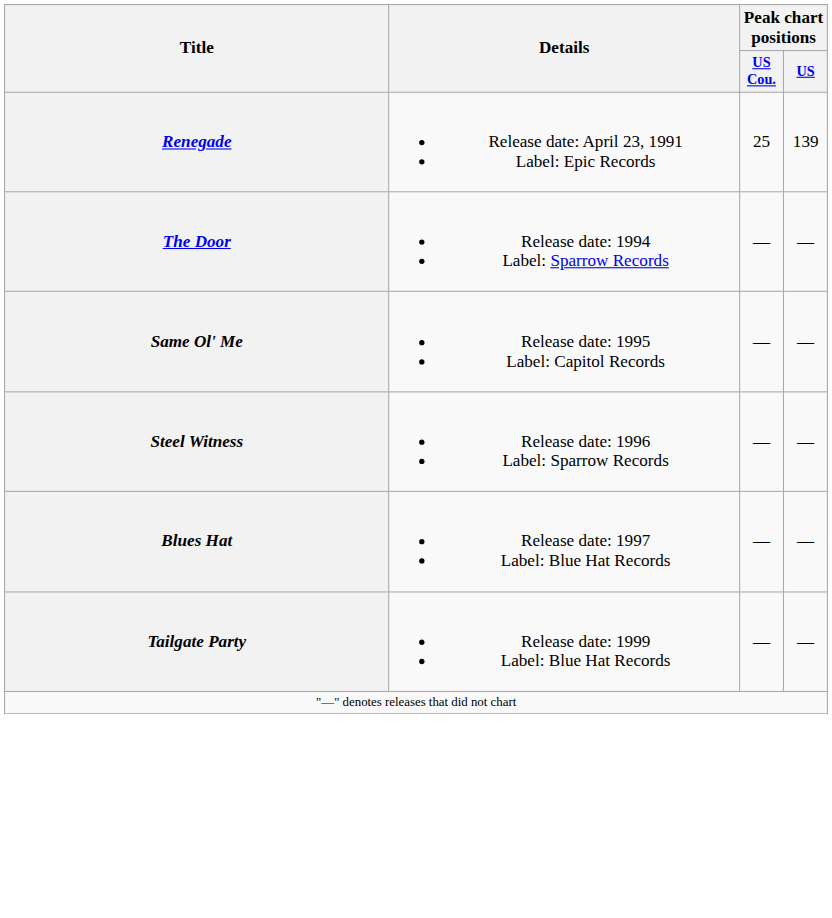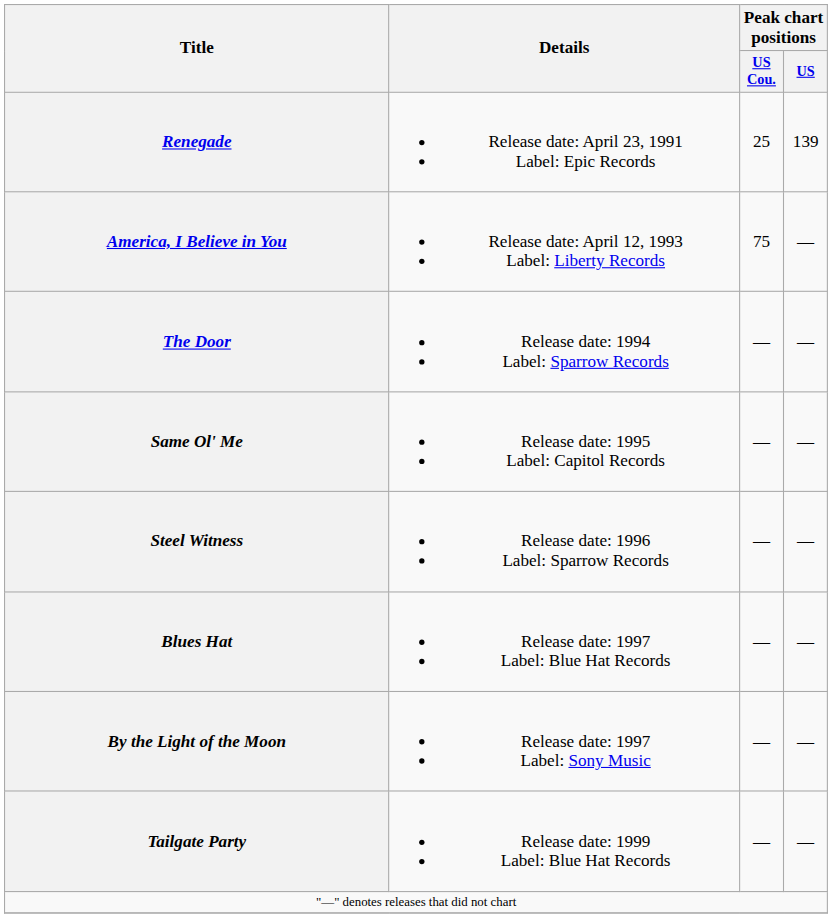+ row: (197, 241)
+ row: (197, 741)
